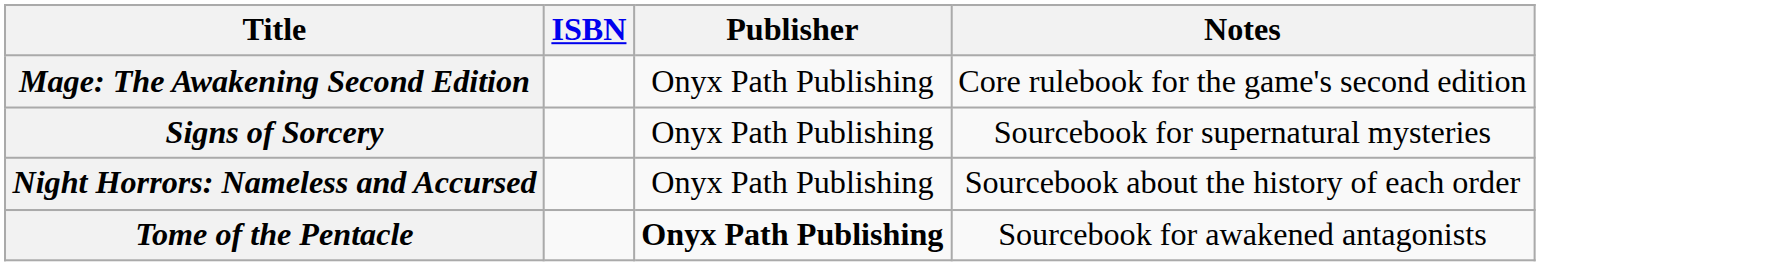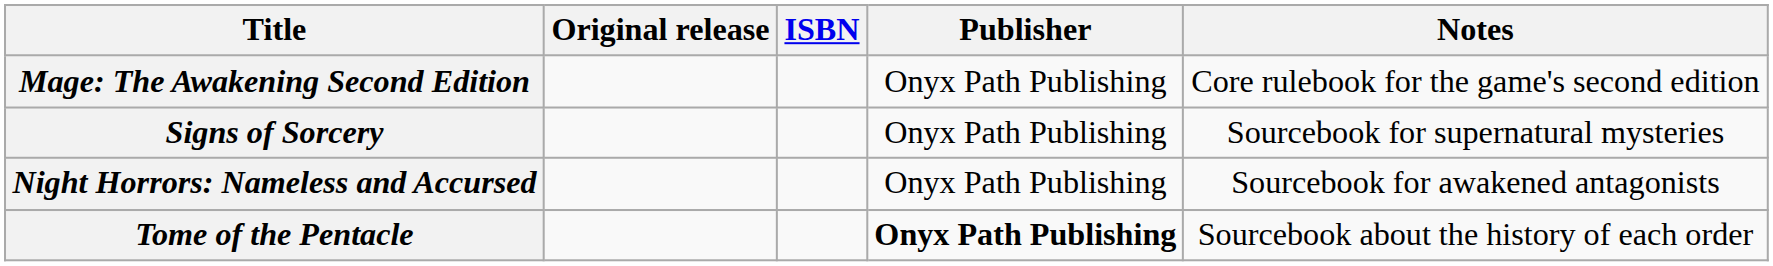+ column: (661, 30)
(1242, 183) Sourcebook about the history of each order -> (1475, 183) Sourcebook for awakened antagonists
(1242, 234) Sourcebook for awakened antagonists -> (1475, 234) Sourcebook about the history of each order
